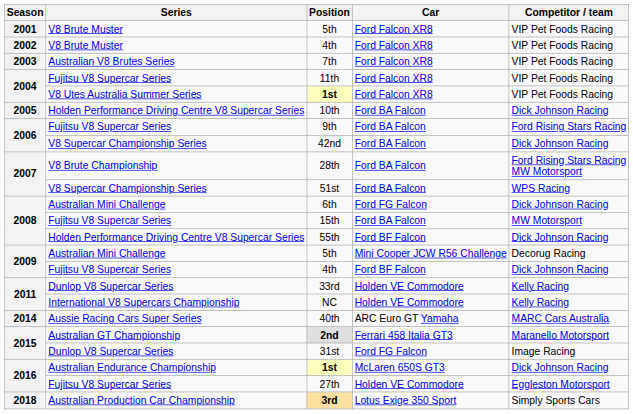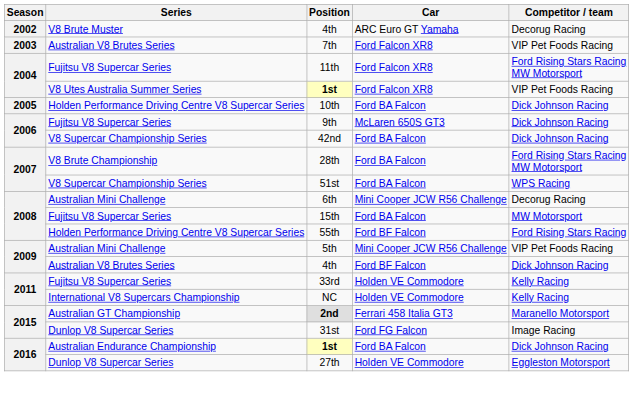- row: (25, 29)
(394, 45) Ford Falcon XR8 -> (407, 29) ARC Euro GT Yamaha
(562, 45) VIP Pet Foods Racing -> (549, 29) Decorug Racing
(562, 78) VIP Pet Foods Racing -> (569, 68) Ford Rising Stars Racing MW Motorsport
(390, 127) Ford BA Falcon -> (400, 122) McLaren 650S GT3
(569, 127) Ford Rising Stars Racing -> (560, 122) Dick Johnson Racing
(391, 204) Ford FG Falcon -> (431, 199) Mini Cooper JCW R56 Challenge
(560, 204) Dick Johnson Racing -> (549, 199) Decorug Racing
(560, 237) Dick Johnson Racing -> (569, 232) Ford Rising Stars Racing
(549, 253) Decorug Racing -> (562, 249) VIP Pet Foods Racing
(110, 270) Fujitsu V8 Supercar Series -> (111, 265) Australian V8 Brutes Series
(111, 286) Dunlop V8 Supercar Series -> (110, 281) Fujitsu V8 Supercar Series
- row: (25, 319)
(400, 368) McLaren 650S GT3 -> (390, 347) Ford BA Falcon
(110, 384) Fujitsu V8 Supercar Series -> (111, 363) Dunlop V8 Supercar Series
- row: (25, 401)
